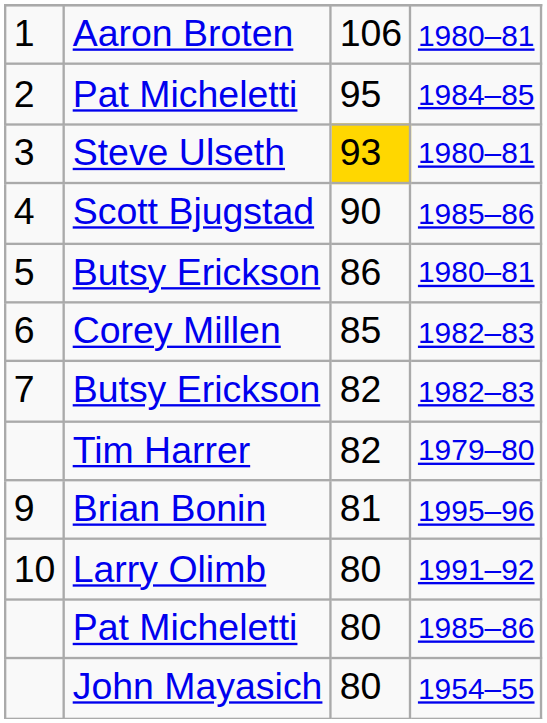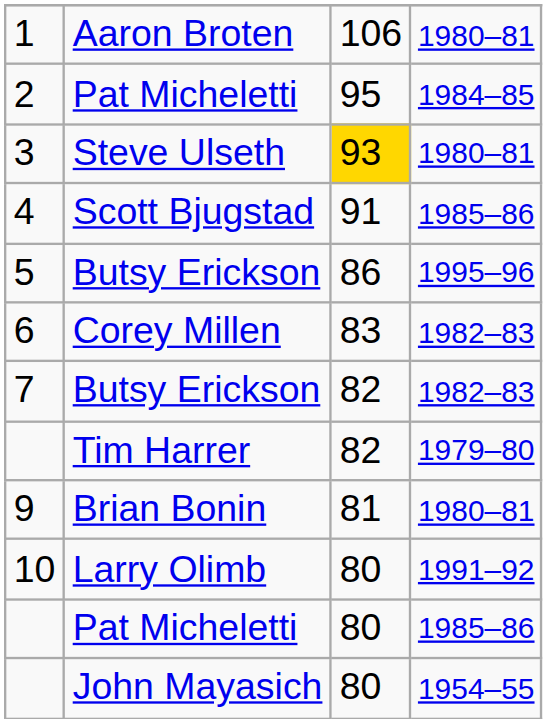(361, 212) 90 -> (361, 212) 91
(476, 272) 1980–81 -> (476, 272) 1995–96
(361, 331) 85 -> (361, 331) 83
(476, 510) 1995–96 -> (476, 510) 1980–81
